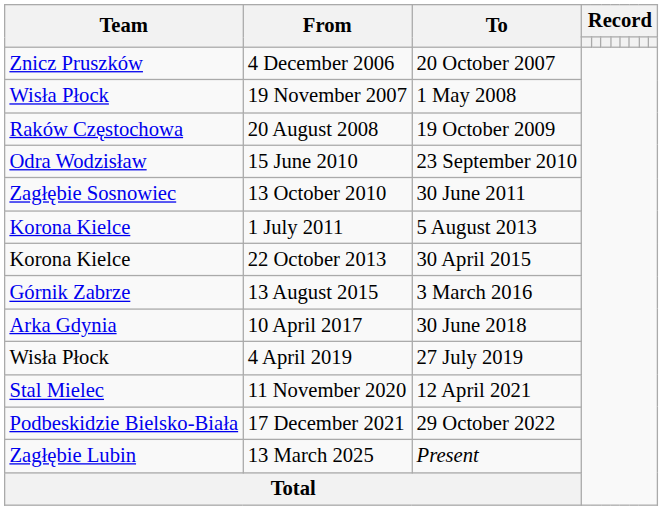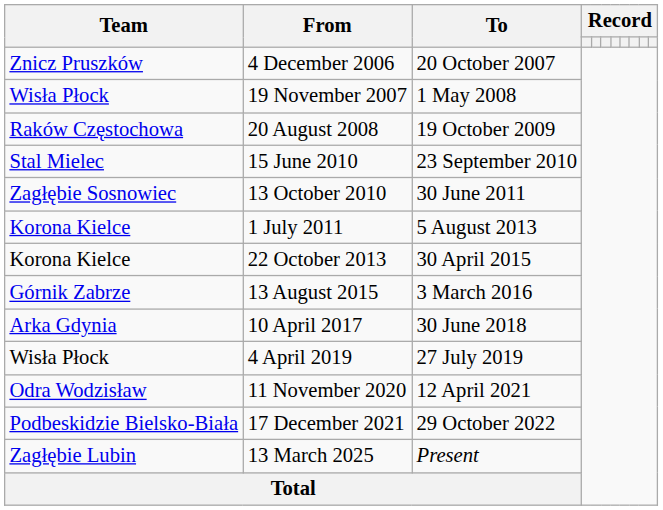(78, 161) Odra Wodzisław -> (57, 161) Stal Mielec
(57, 390) Stal Mielec -> (78, 390) Odra Wodzisław
